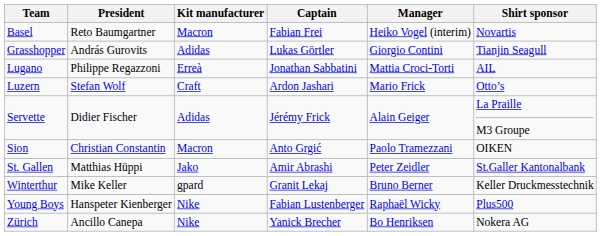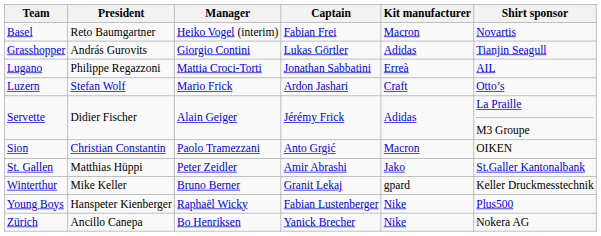columns swapped: (420, 13) <-> (221, 13)
